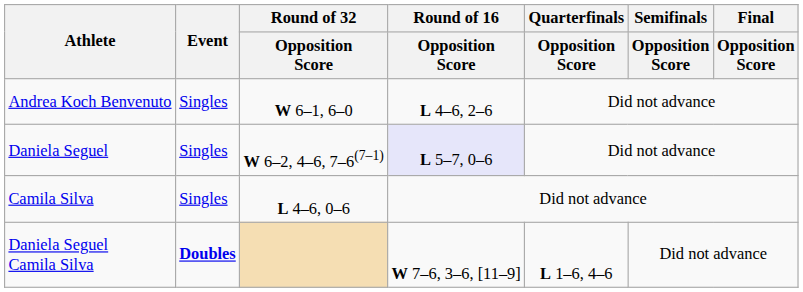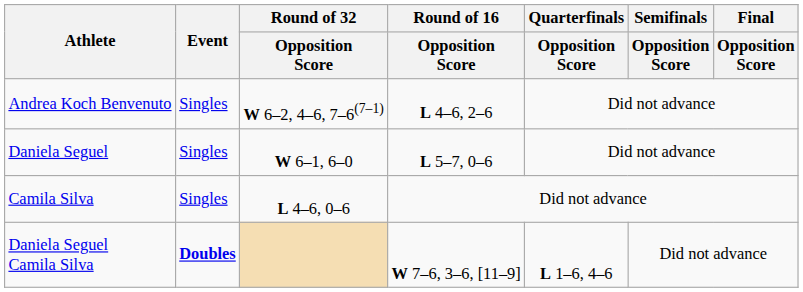(314, 111) W 6–1, 6–0 -> (314, 113) W 6–2, 4–6, 7–6(7–1)
(314, 159) W 6–2, 4–6, 7–6(7–1) -> (314, 162) W 6–1, 6–0
(456, 159) lavender background -> (456, 162) no background
